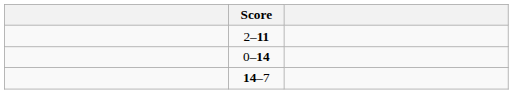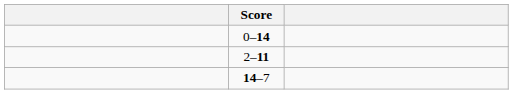rows swapped: (256, 36) <-> (256, 57)
